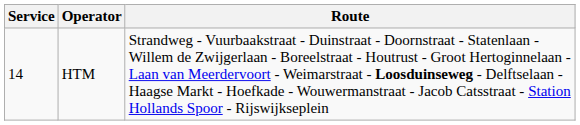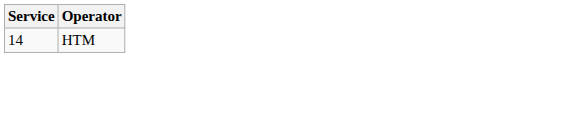- column: (350, 16)
